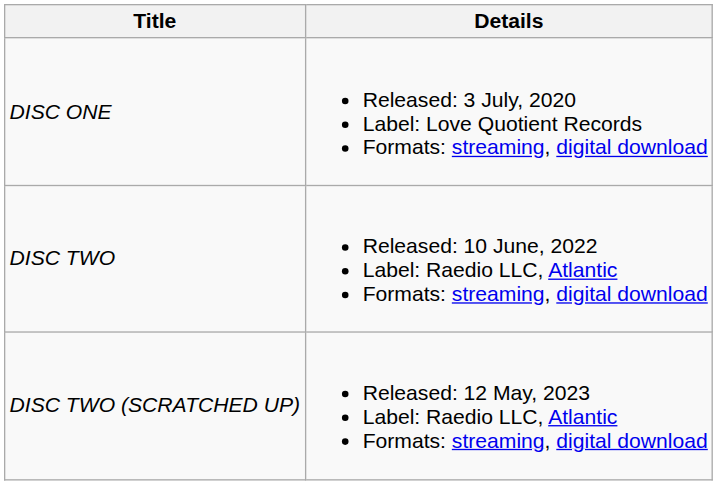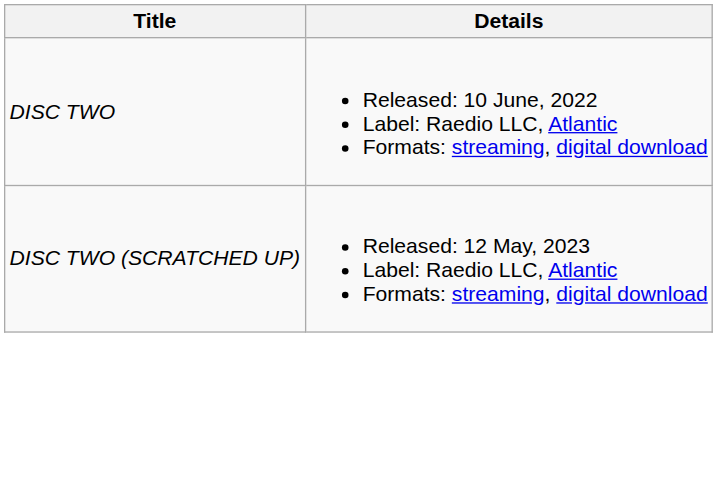- row: (61, 111)
